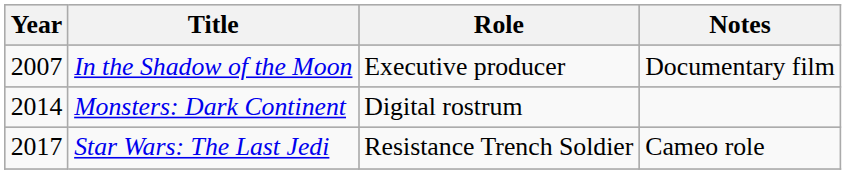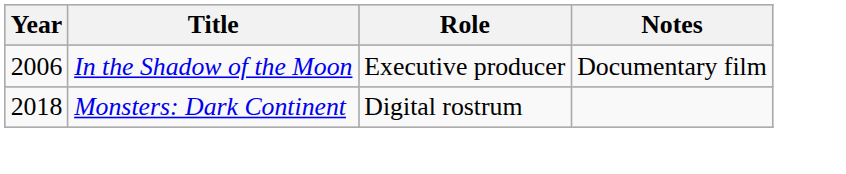(37, 65) 2007 -> (37, 65) 2006
(37, 106) 2014 -> (37, 106) 2018
- row: (202, 147)
